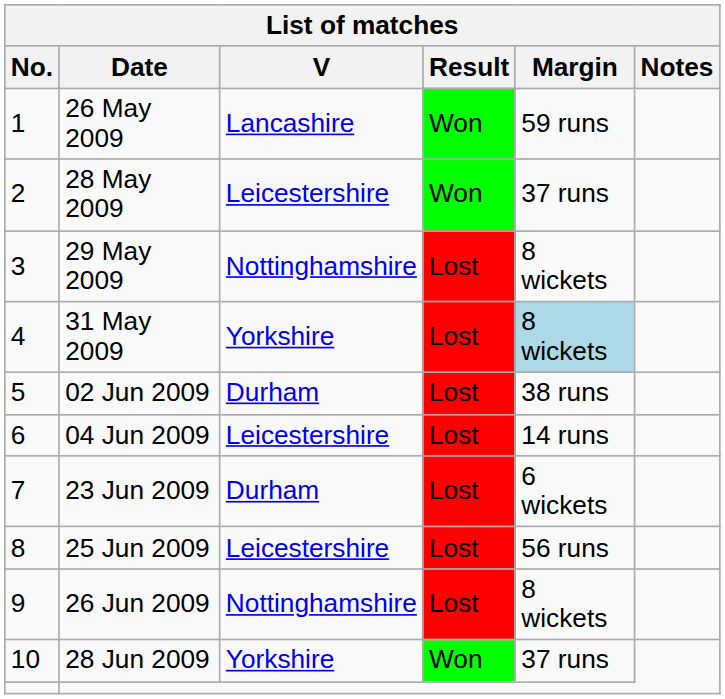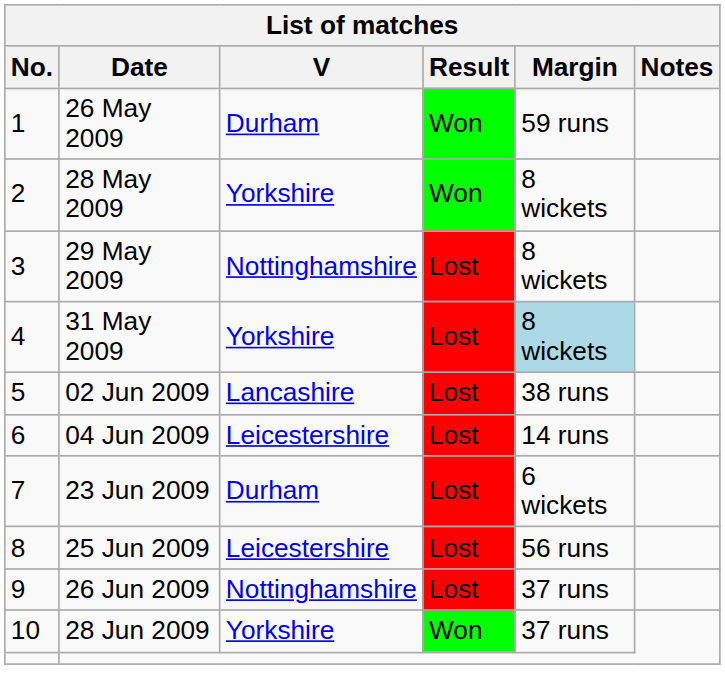(290, 123) Lancashire -> (273, 123) Durham
(308, 194) Leicestershire -> (280, 194) Yorkshire
(565, 194) 37 runs -> (564, 194) 8 wickets
(273, 393) Durham -> (290, 393) Lancashire
(564, 603) 8 wickets -> (565, 589) 37 runs
